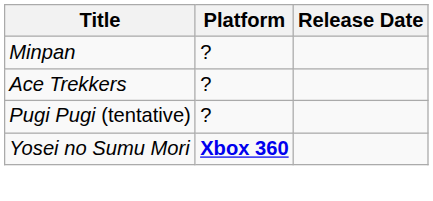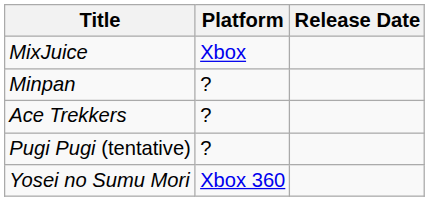+ row: (48, 52)
(244, 148) bold -> (243, 180) normal
